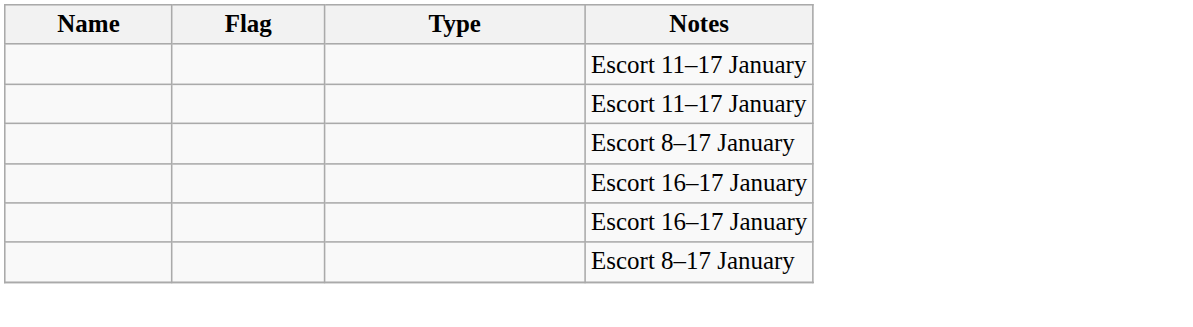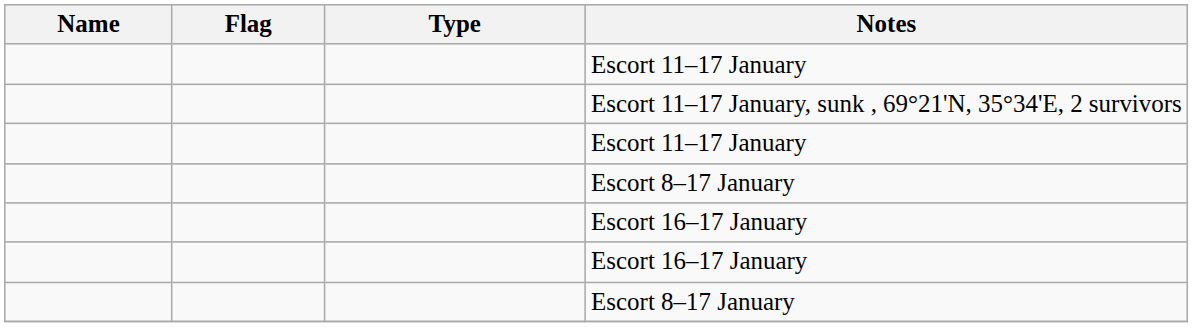+ row: (89, 104)
